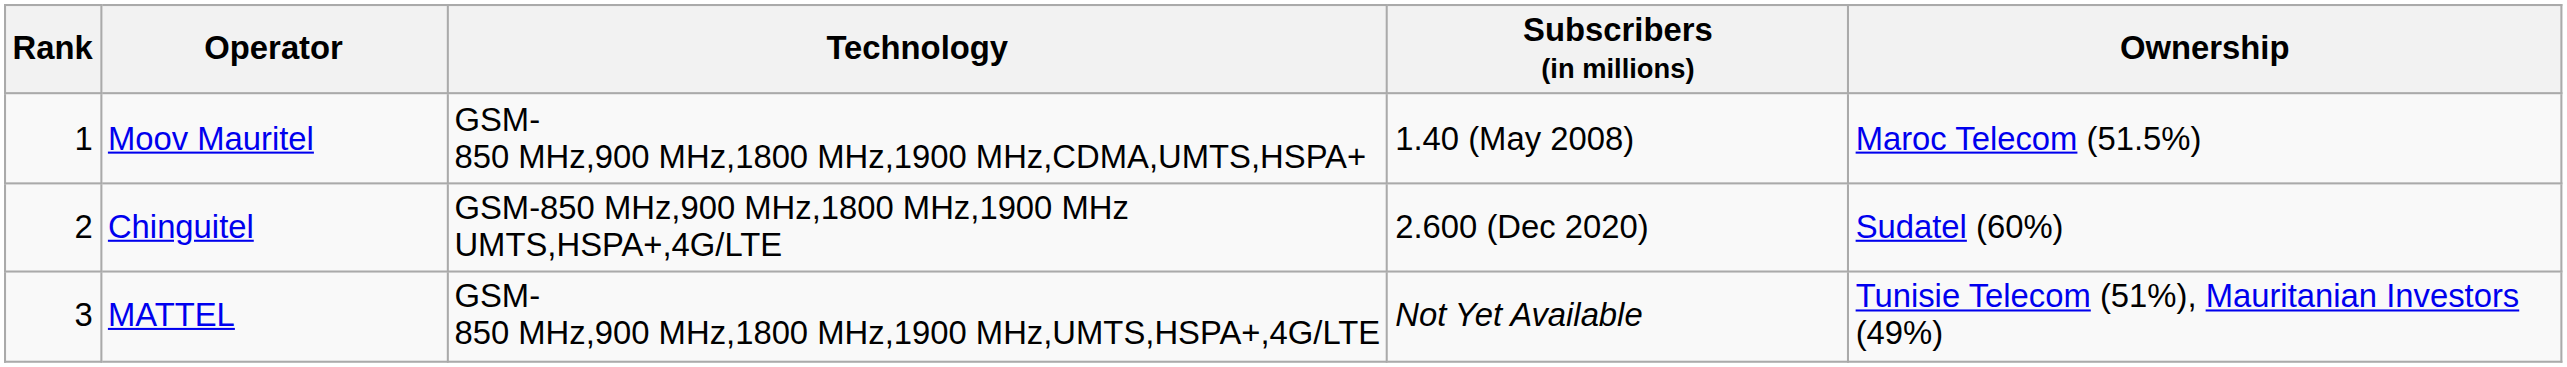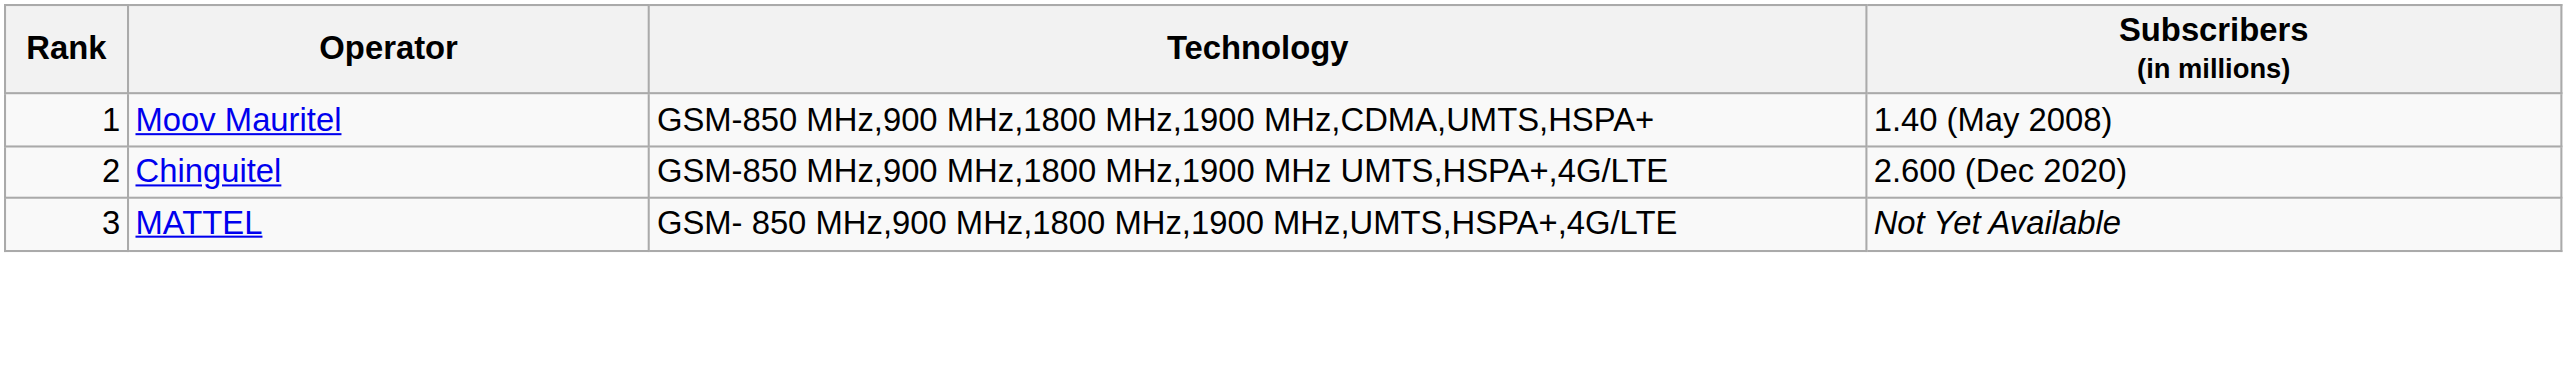- column: (2205, 48)
